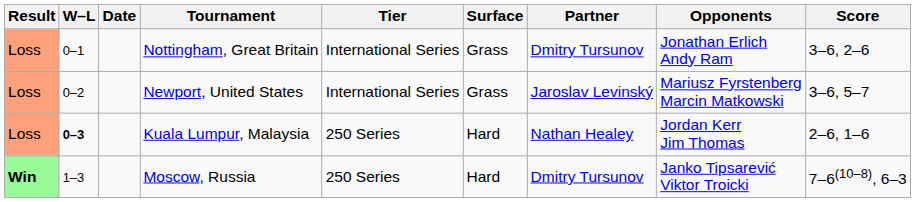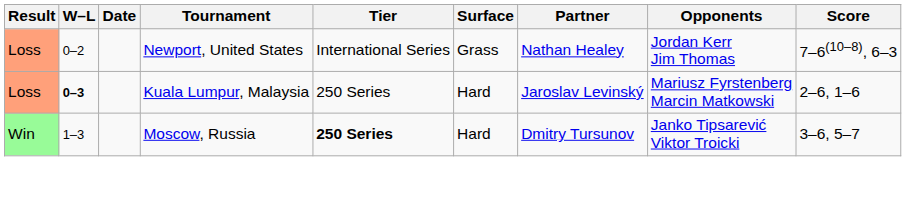- row: (231, 50)
(592, 92) Jaroslav Levinský -> (572, 50) Nathan Healey
(731, 92) Mariusz Fyrstenberg Marcin Matkowski -> (693, 50) Jordan Kerr Jim Thomas
(839, 92) 3–6, 5–7 -> (848, 50) 7–6(10–8), 6–3
(582, 134) Nathan Healey -> (582, 92) Jaroslav Levinský
(702, 134) Jordan Kerr Jim Thomas -> (722, 92) Mariusz Fyrstenberg Marcin Matkowski
(22, 176) bold -> (21, 134) normal
(363, 176) normal -> (355, 134) bold
(858, 176) 7–6(10–8), 6–3 -> (830, 134) 3–6, 5–7
